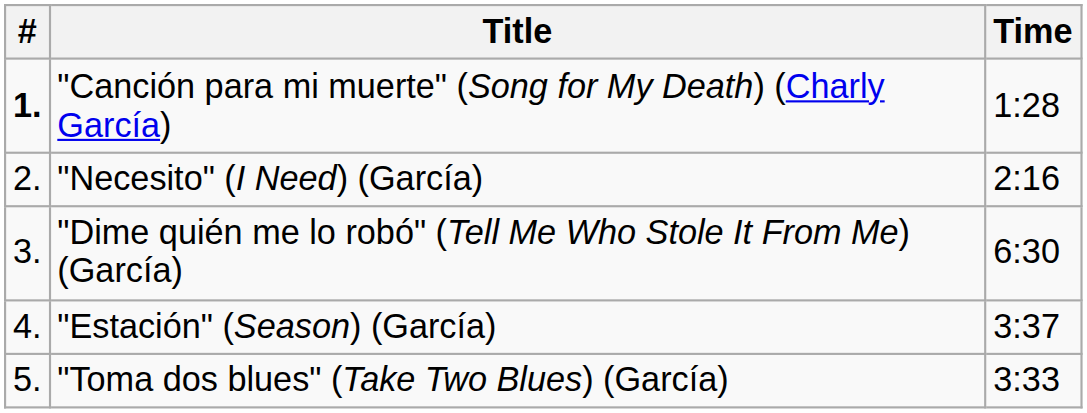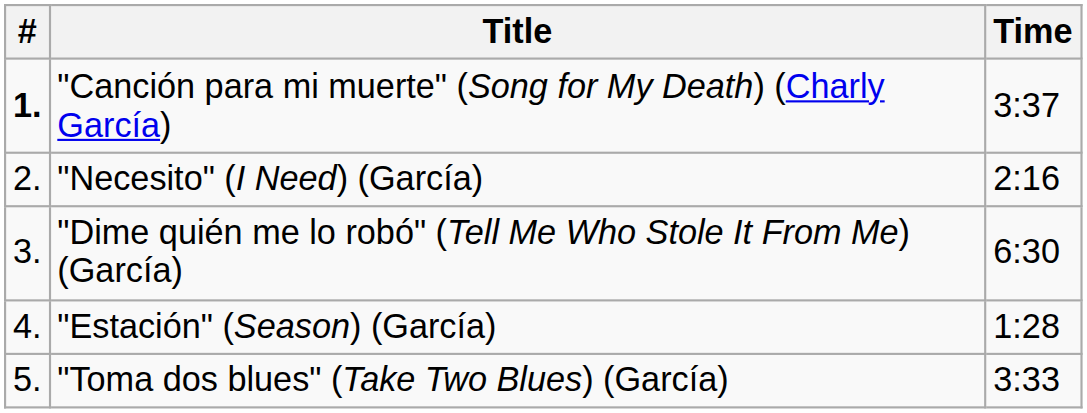(1027, 105) 1:28 -> (1027, 105) 3:37
(1027, 325) 3:37 -> (1027, 325) 1:28
